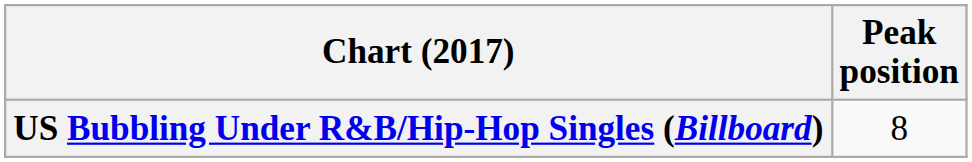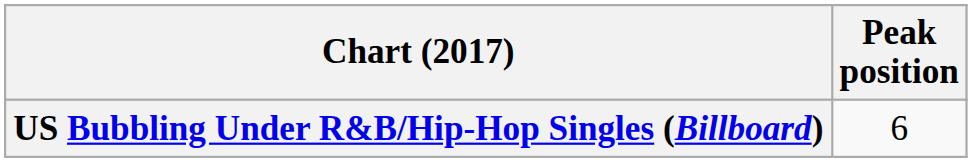(899, 127) 8 -> (899, 127) 6
